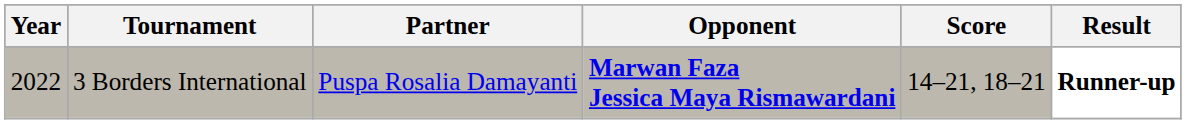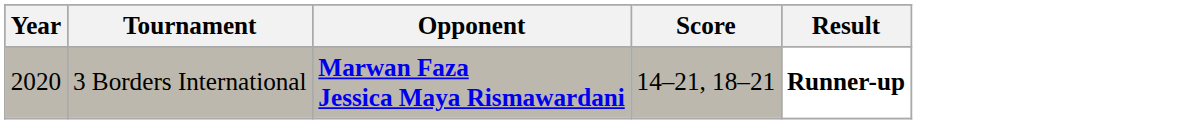- column: (448, 25)
(36, 82) 2022 -> (36, 82) 2020
